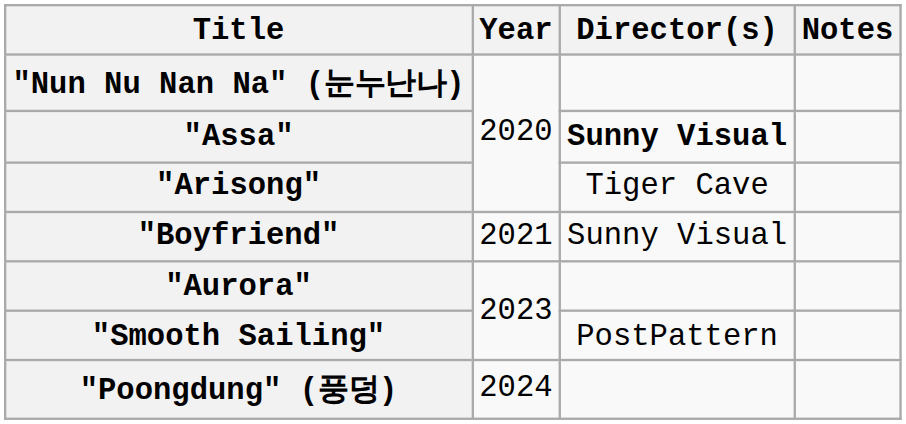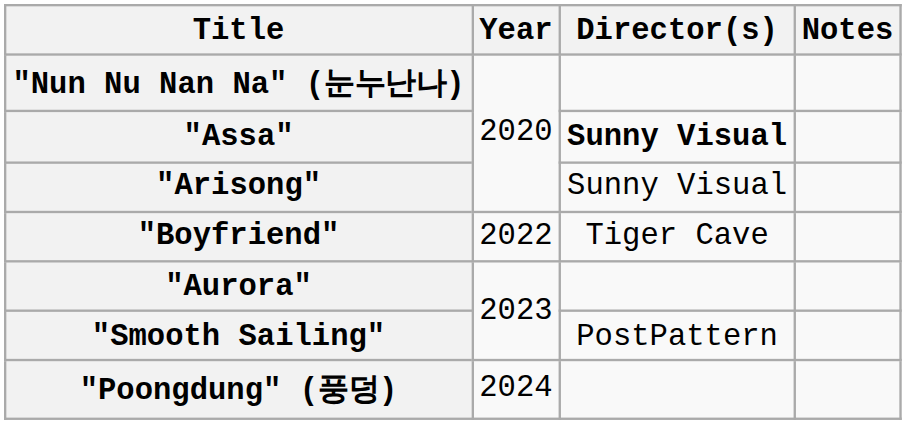(677, 186) Tiger Cave -> (677, 186) Sunny Visual
(516, 236) 2021 -> (516, 236) 2022
(677, 236) Sunny Visual -> (677, 236) Tiger Cave
